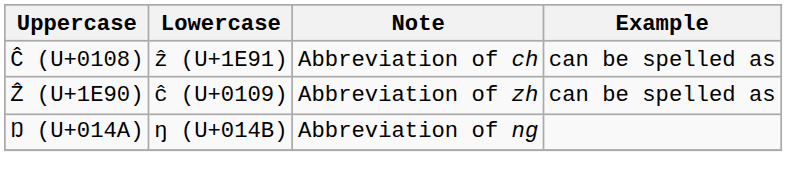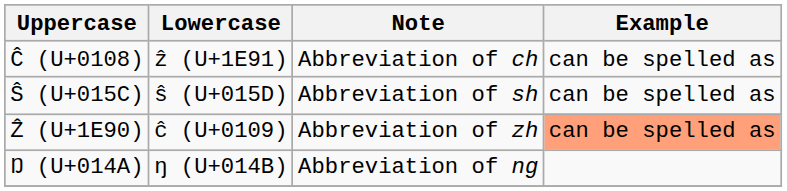+ row: (77, 95)
(662, 95) no background -> (662, 132) lightsalmon background
